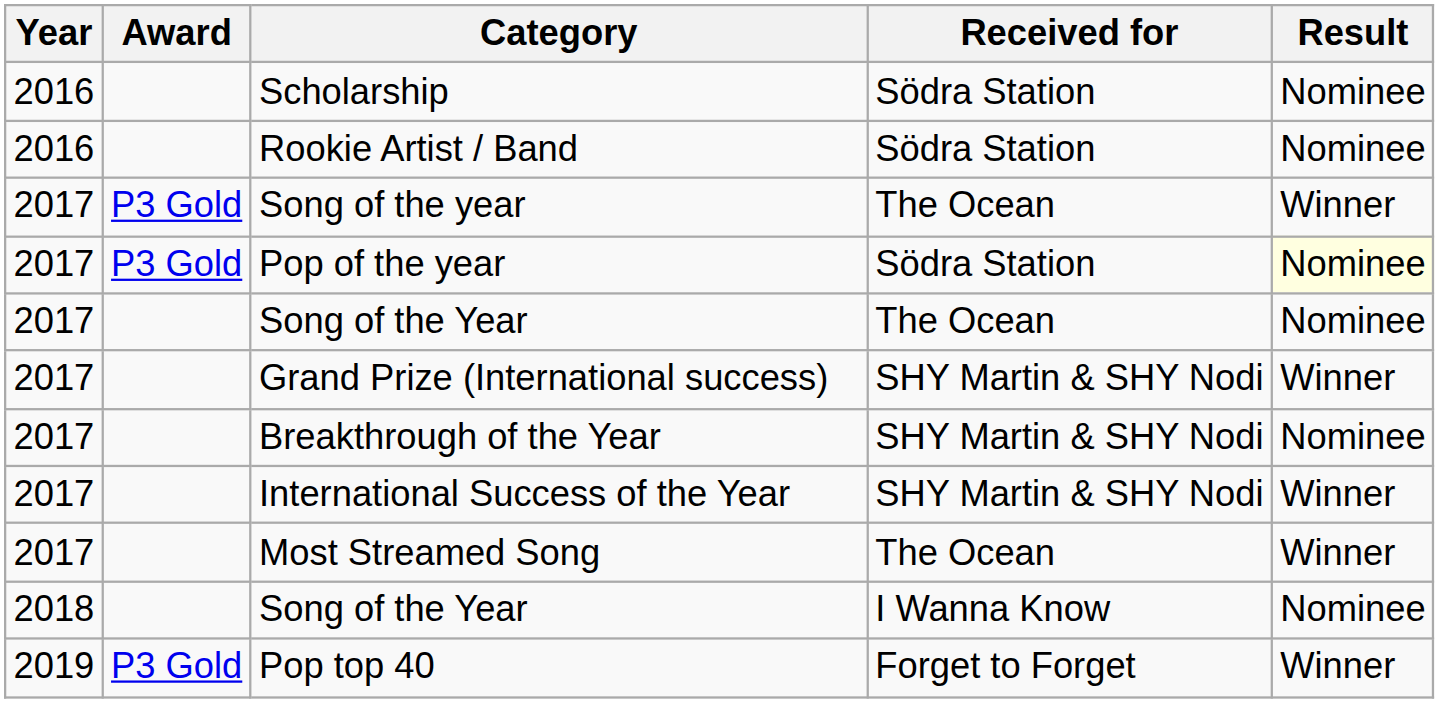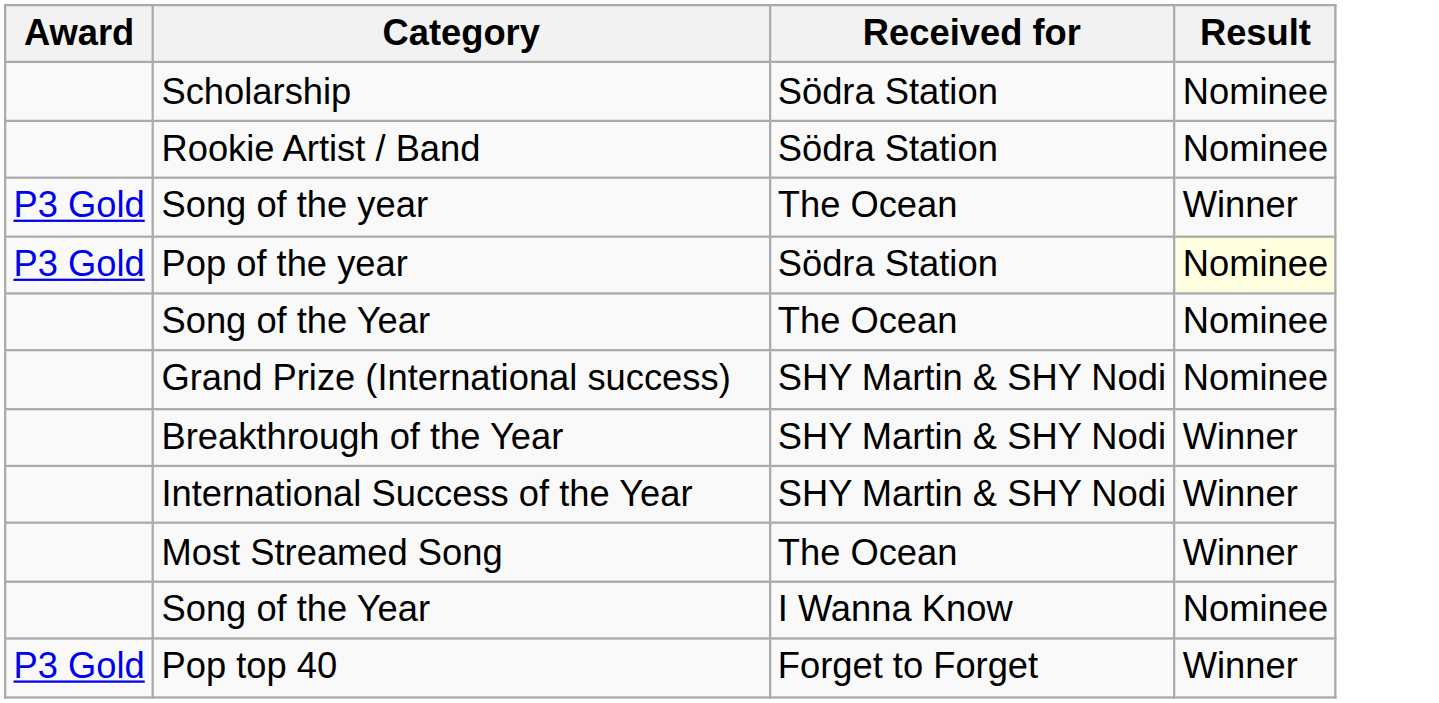- column: (54, 33)
(1338, 378) Winner -> (1255, 378) Nominee
(1353, 436) Nominee -> (1240, 436) Winner
